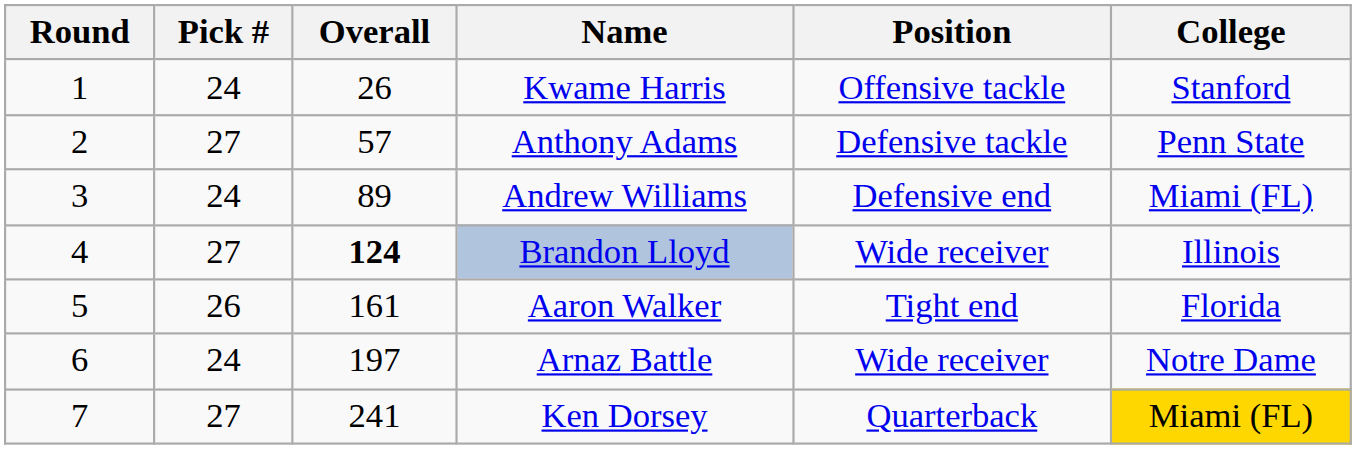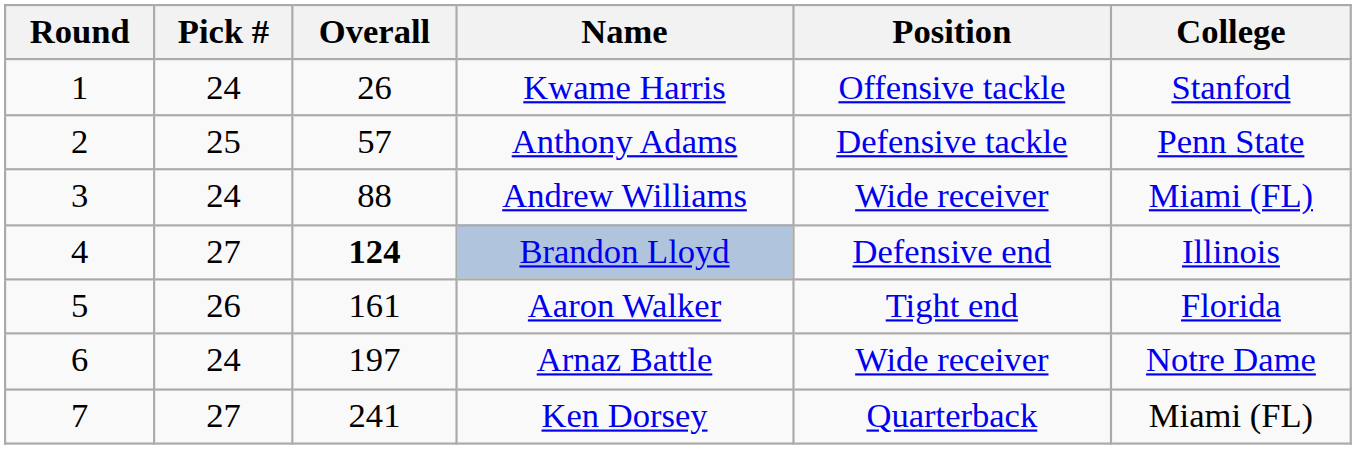(223, 141) 27 -> (223, 141) 25
(375, 196) 89 -> (375, 196) 88
(952, 196) Defensive end -> (952, 196) Wide receiver
(952, 251) Wide receiver -> (952, 251) Defensive end
(1231, 415) gold background -> (1231, 415) no background
